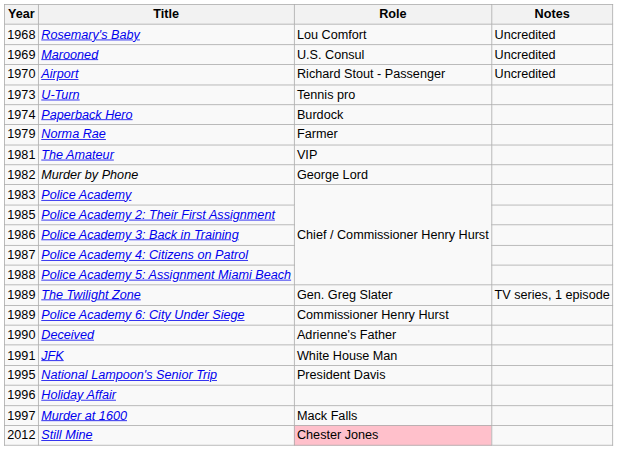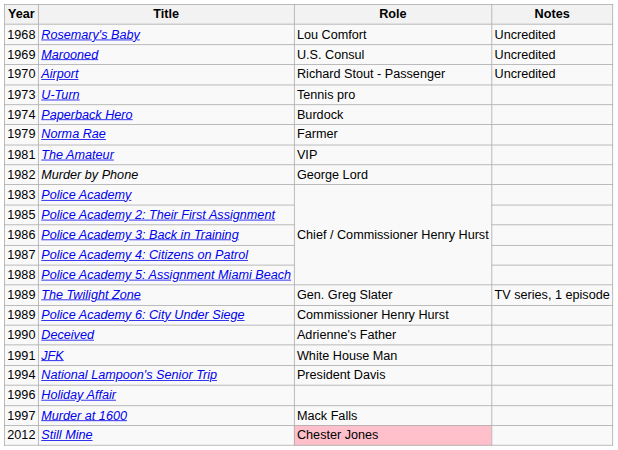(21, 375) 1995 -> (21, 375) 1994
